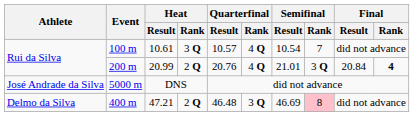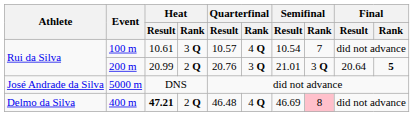(257, 67) 4 Q -> (257, 67) 3 Q
(354, 67) 20.84 -> (354, 67) 20.64
(391, 67) 4 -> (391, 67) 5
(161, 103) normal -> (161, 103) bold
(257, 103) 3 Q -> (257, 103) 4 Q
